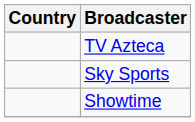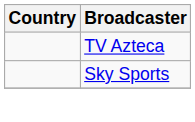- row: (123, 102)
